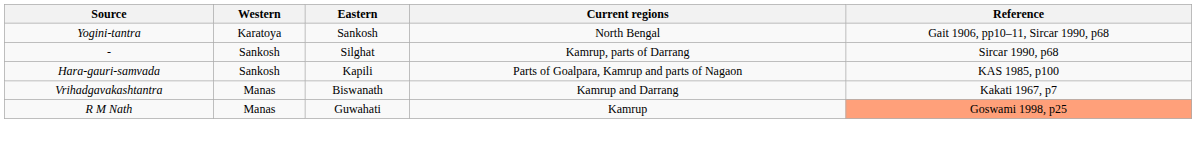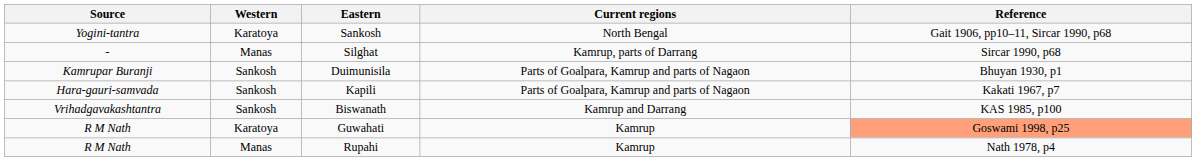(259, 52) Sankosh -> (256, 52) Manas
+ row: (361, 71)
(1019, 71) KAS 1985, p100 -> (1021, 90) Kakati 1967, p7
(259, 90) Manas -> (256, 109) Sankosh
(1019, 90) Kakati 1967, p7 -> (1021, 109) KAS 1985, p100
(259, 109) Manas -> (256, 128) Karatoya
+ row: (361, 147)
